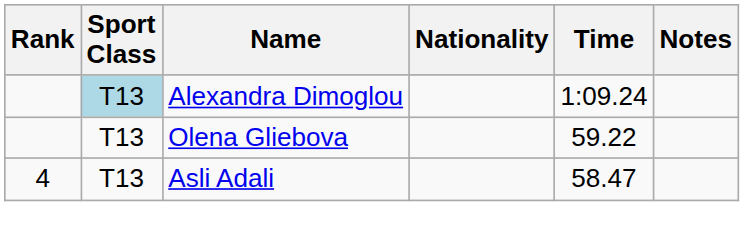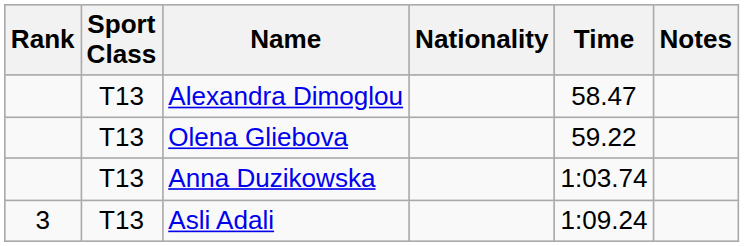(121, 95) lightblue background -> (121, 95) no background
(604, 95) 1:09.24 -> (604, 95) 58.47
+ row: (272, 178)
(43, 178) 4 -> (43, 219) 3
(604, 178) 58.47 -> (604, 219) 1:09.24
